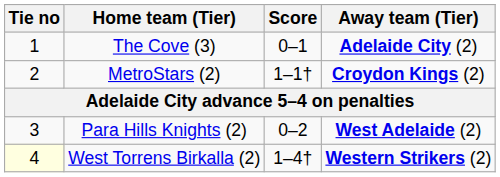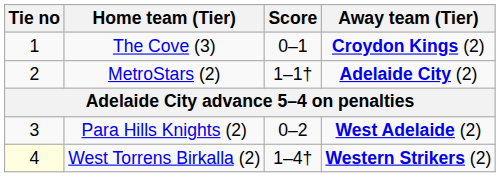(408, 46) Adelaide City (2) -> (408, 46) Croydon Kings (2)
(408, 74) Croydon Kings (2) -> (408, 74) Adelaide City (2)
